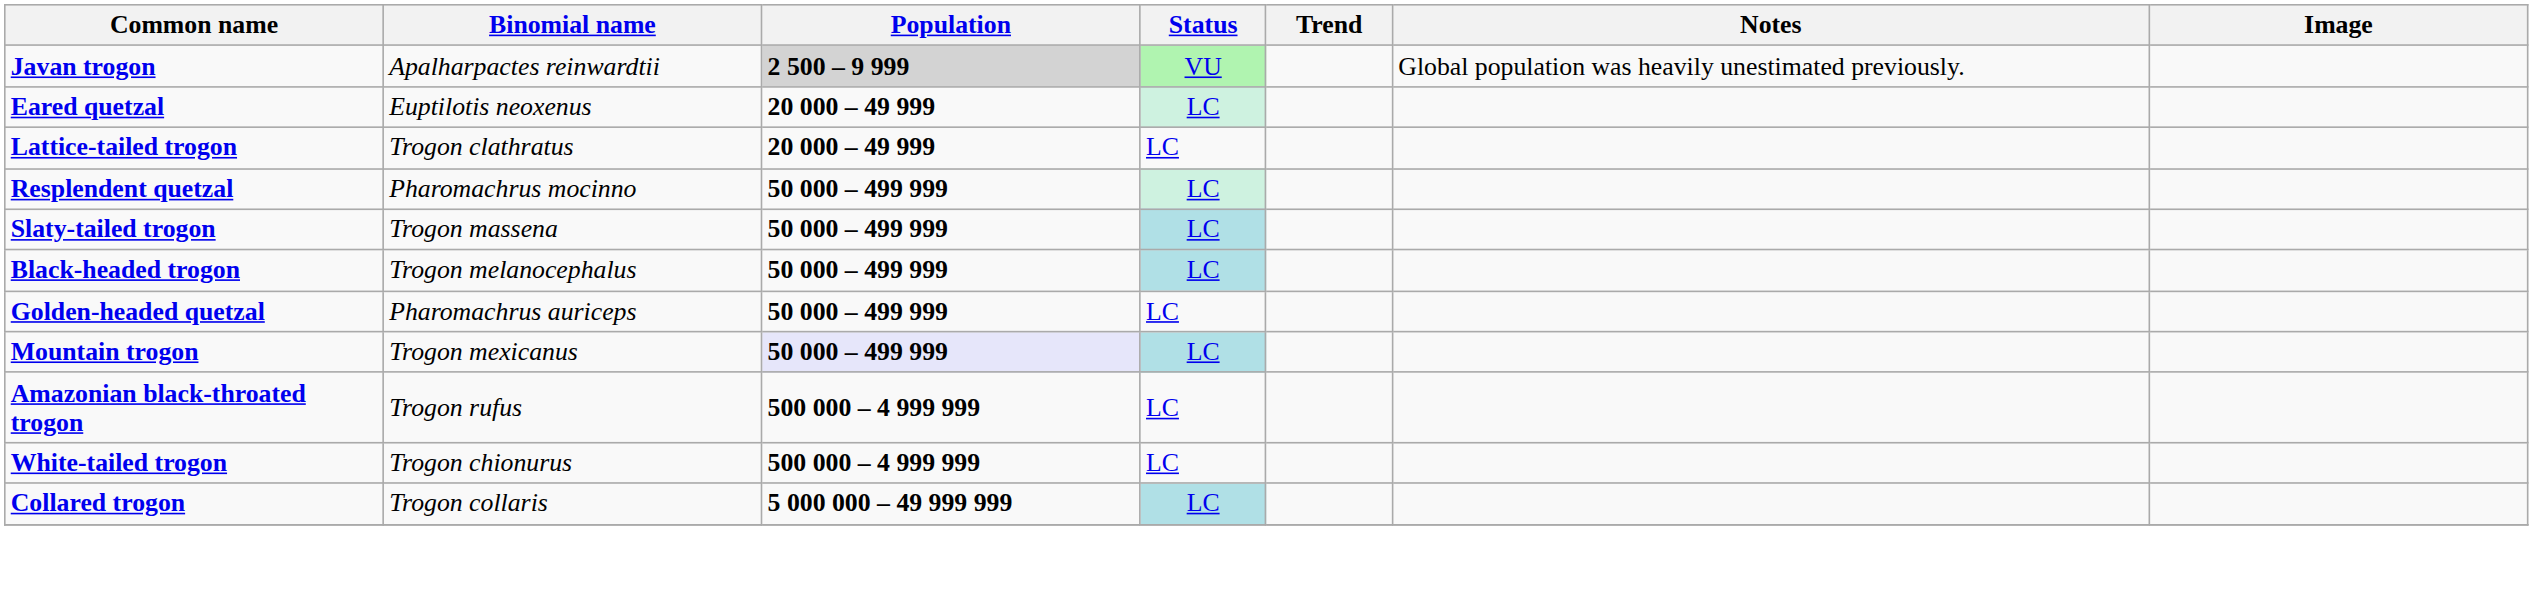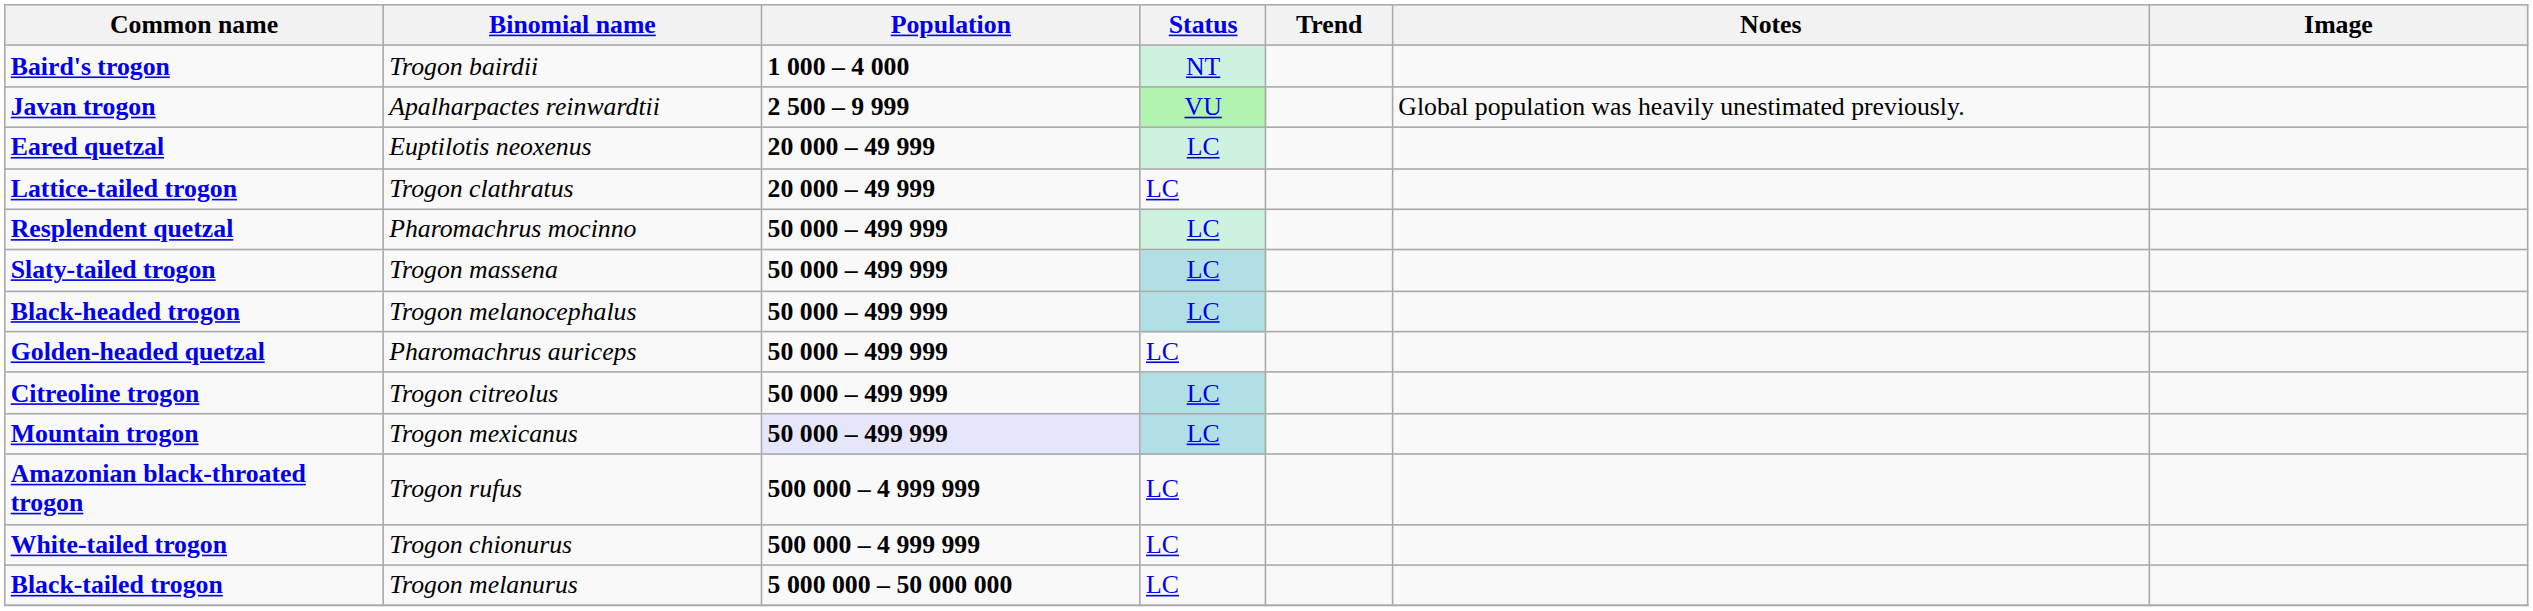+ row: (90, 65)
(838, 65) lightgrey background -> (838, 106) no background
+ row: (105, 392)
- row: (98, 503)
+ row: (117, 585)
